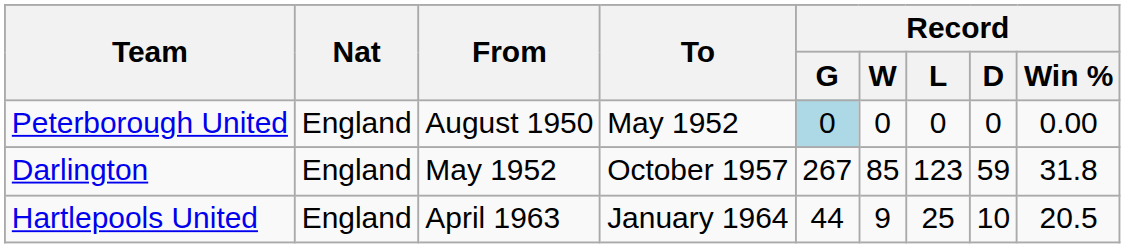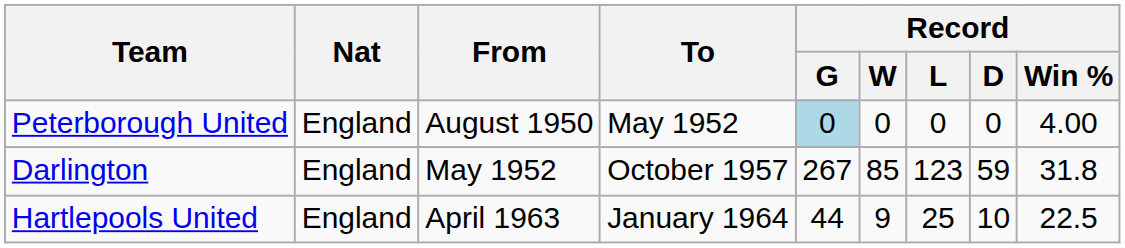(1069, 123) 0.00 -> (1069, 123) 4.00
(1069, 218) 20.5 -> (1069, 218) 22.5
